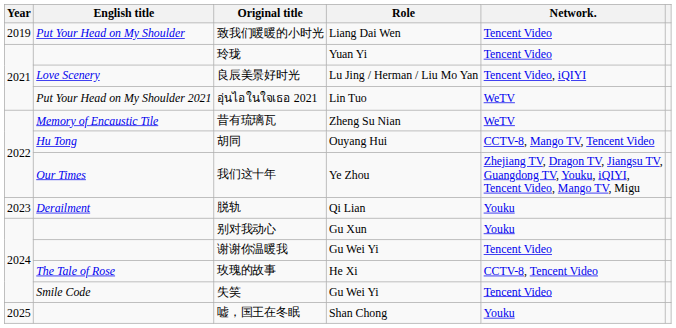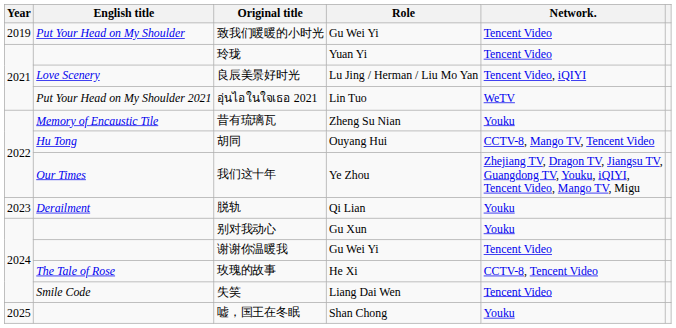(365, 33) Liang Dai Wen -> (354, 33) Gu Wei Yi
(499, 120) WeTV -> (499, 120) Youku
(354, 292) Gu Wei Yi -> (365, 292) Liang Dai Wen
